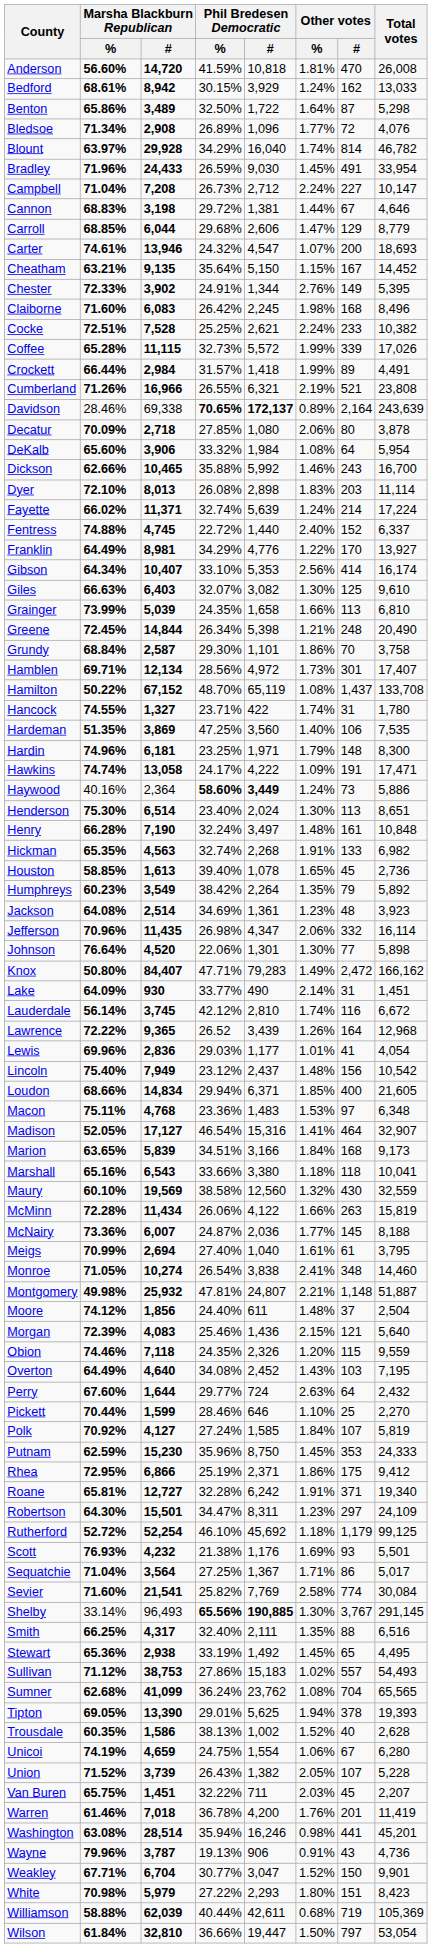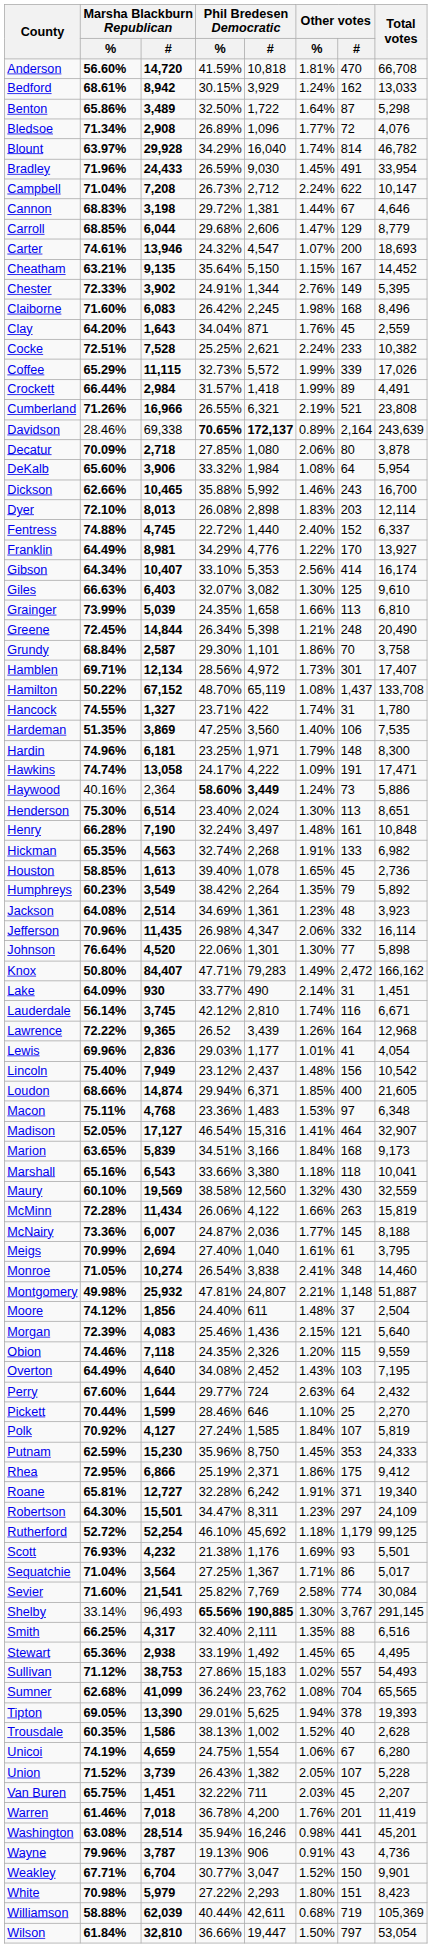(397, 68) 26,008 -> (397, 68) 66,708
(351, 189) 227 -> (351, 189) 622
+ row: (20, 329)
(105, 349) 65.28% -> (105, 369) 65.29%
(397, 489) 11,114 -> (397, 509) 12,114
- row: (28, 509)
(394, 1011) 6,672 -> (394, 1011) 6,671
(163, 1091) 14,834 -> (163, 1091) 14,874
